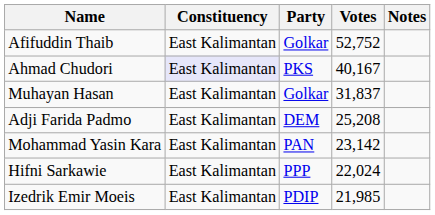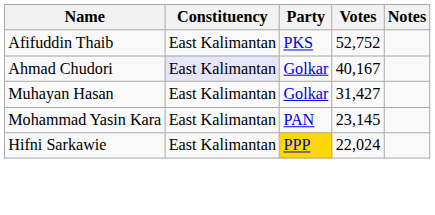(306, 42) Golkar -> (298, 42) PKS
(298, 68) PKS -> (306, 68) Golkar
(358, 94) 31,837 -> (358, 94) 31,427
- row: (70, 119)
(358, 145) 23,142 -> (358, 119) 23,145
(297, 171) no background -> (297, 145) gold background
- row: (72, 196)
